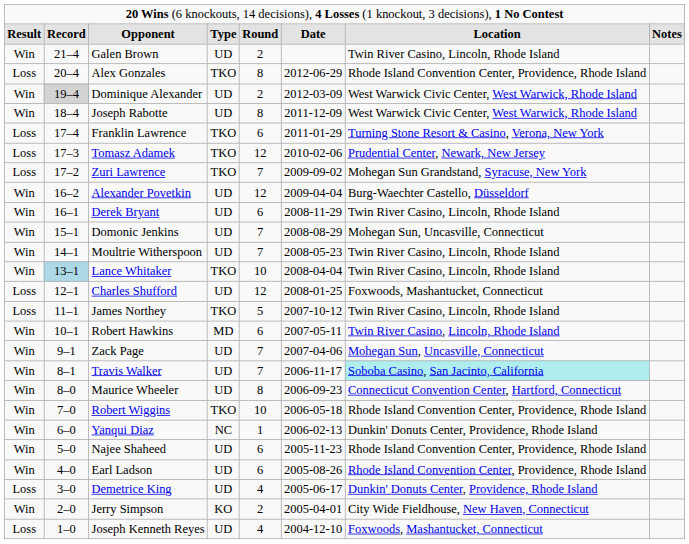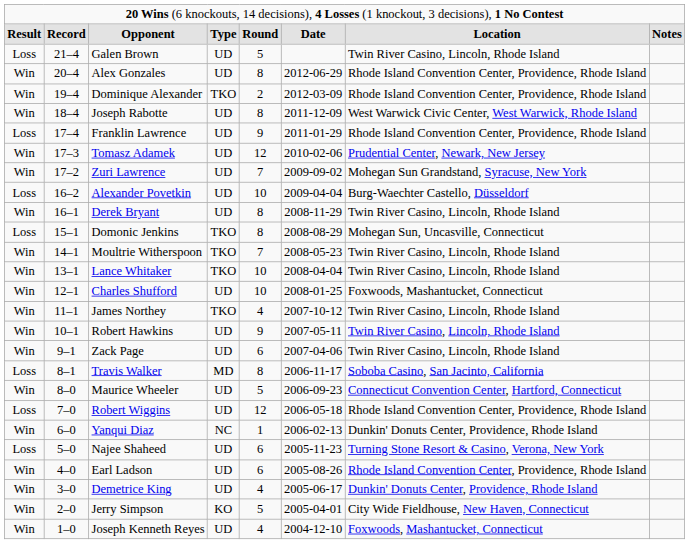(24, 53) Win -> (24, 53) Loss
(260, 53) 2 -> (260, 53) 5
(24, 73) Loss -> (24, 73) Win
(223, 73) TKO -> (223, 73) UD
(66, 93) lightgrey background -> (66, 93) no background
(223, 93) UD -> (223, 93) TKO
(493, 93) West Warwick Civic Center, West Warwick, Rhode Island -> (497, 93) Rhode Island Convention Center, Providence, Rhode Island
(223, 133) TKO -> (223, 133) UD
(260, 133) 6 -> (260, 133) 9
(476, 133) Turning Stone Resort & Casino, Verona, New York -> (497, 133) Rhode Island Convention Center, Providence, Rhode Island
(24, 152) Loss -> (24, 152) Win
(223, 152) TKO -> (223, 152) UD
(24, 172) Loss -> (24, 172) Win
(223, 172) TKO -> (223, 172) UD
(24, 192) Win -> (24, 192) Loss
(260, 192) 12 -> (260, 192) 10
(260, 212) 6 -> (260, 212) 8
(24, 232) Win -> (24, 232) Loss
(223, 232) UD -> (223, 232) TKO
(260, 232) 7 -> (260, 232) 8
(223, 251) UD -> (223, 251) TKO
(66, 271) lightblue background -> (66, 271) no background
(24, 291) Loss -> (24, 291) Win
(260, 291) 12 -> (260, 291) 10
(24, 311) Loss -> (24, 311) Win
(260, 311) 5 -> (260, 311) 4
(223, 331) MD -> (223, 331) UD
(260, 331) 6 -> (260, 331) 9
(260, 350) 7 -> (260, 350) 6
(446, 350) Mohegan Sun, Uncasville, Connecticut -> (454, 350) Twin River Casino, Lincoln, Rhode Island
(24, 370) Win -> (24, 370) Loss
(223, 370) UD -> (223, 370) MD
(260, 370) 7 -> (260, 370) 8
(446, 370) paleturquoise background -> (446, 370) no background
(260, 390) 8 -> (260, 390) 5
(24, 410) Win -> (24, 410) Loss
(223, 410) TKO -> (223, 410) UD
(260, 410) 10 -> (260, 410) 12
(24, 449) Win -> (24, 449) Loss
(497, 449) Rhode Island Convention Center, Providence, Rhode Island -> (476, 449) Turning Stone Resort & Casino, Verona, New York
(24, 489) Loss -> (24, 489) Win
(260, 509) 2 -> (260, 509) 5
(24, 529) Loss -> (24, 529) Win
